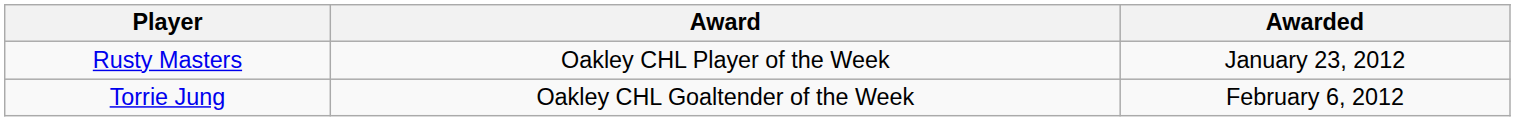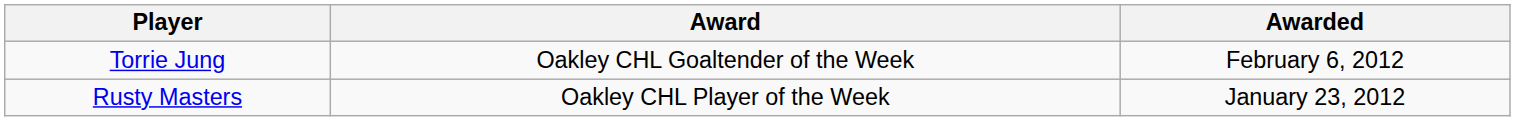rows swapped: (167, 60) <-> (167, 97)
